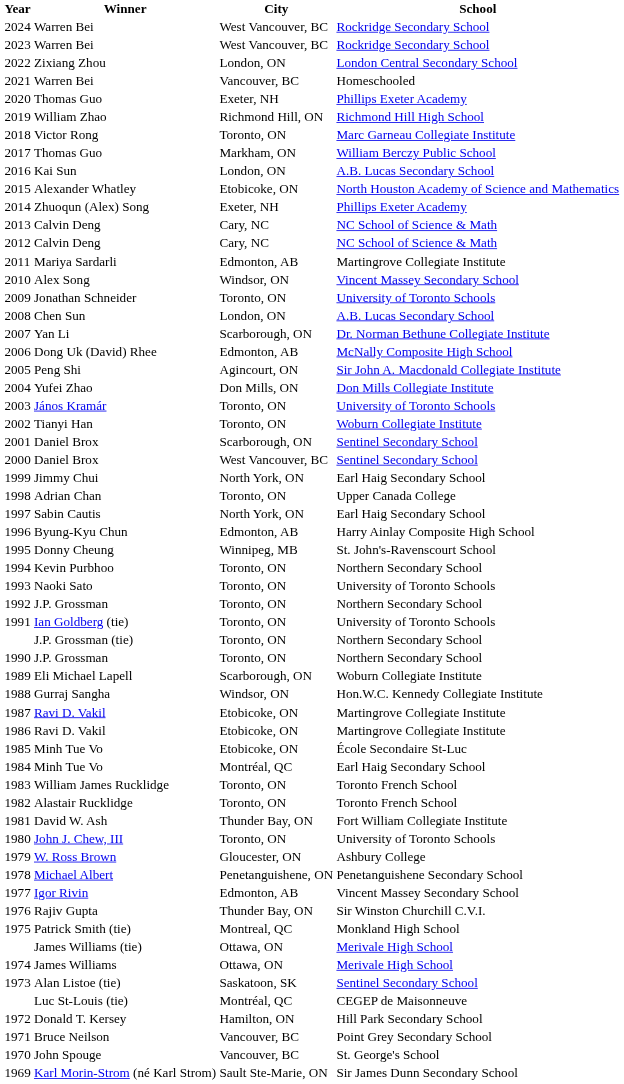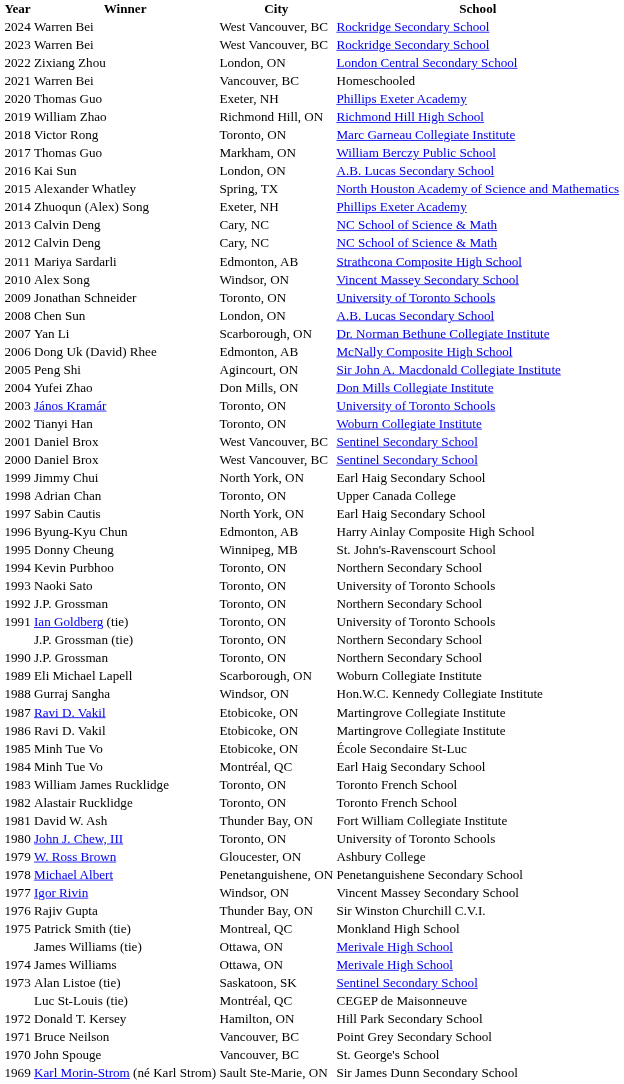(259, 189) Etobicoke, ON -> (249, 189) Spring, TX
(421, 261) Martingrove Collegiate Institute -> (429, 261) Strathcona Composite High School
(266, 441) Scarborough, ON -> (274, 441) West Vancouver, BC
(259, 892) Edmonton, AB -> (254, 892) Windsor, ON
